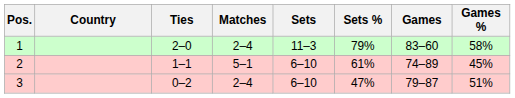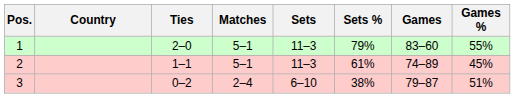(243, 45) 2–4 -> (243, 45) 5–1
(481, 45) 58% -> (481, 45) 55%
(304, 64) 6–10 -> (304, 64) 11–3
(363, 83) 47% -> (363, 83) 38%
